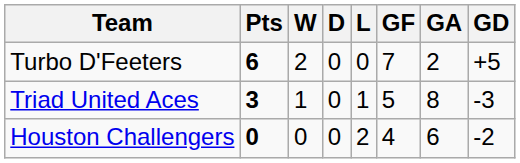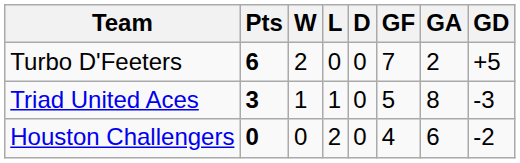columns swapped: (336, 23) <-> (363, 23)
